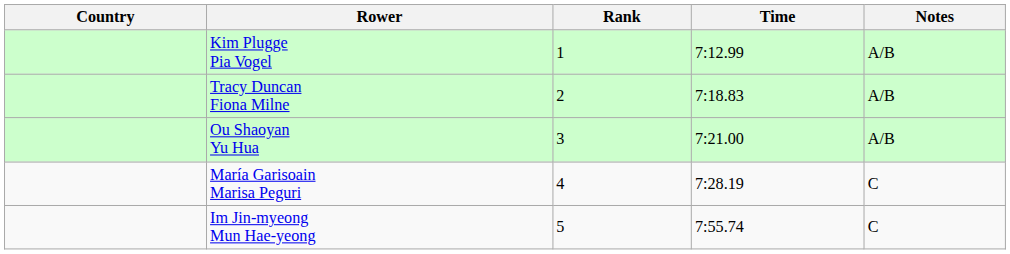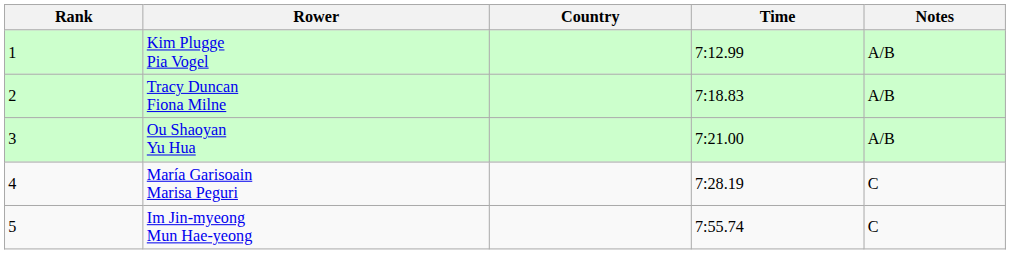columns swapped: (622, 17) <-> (105, 17)
